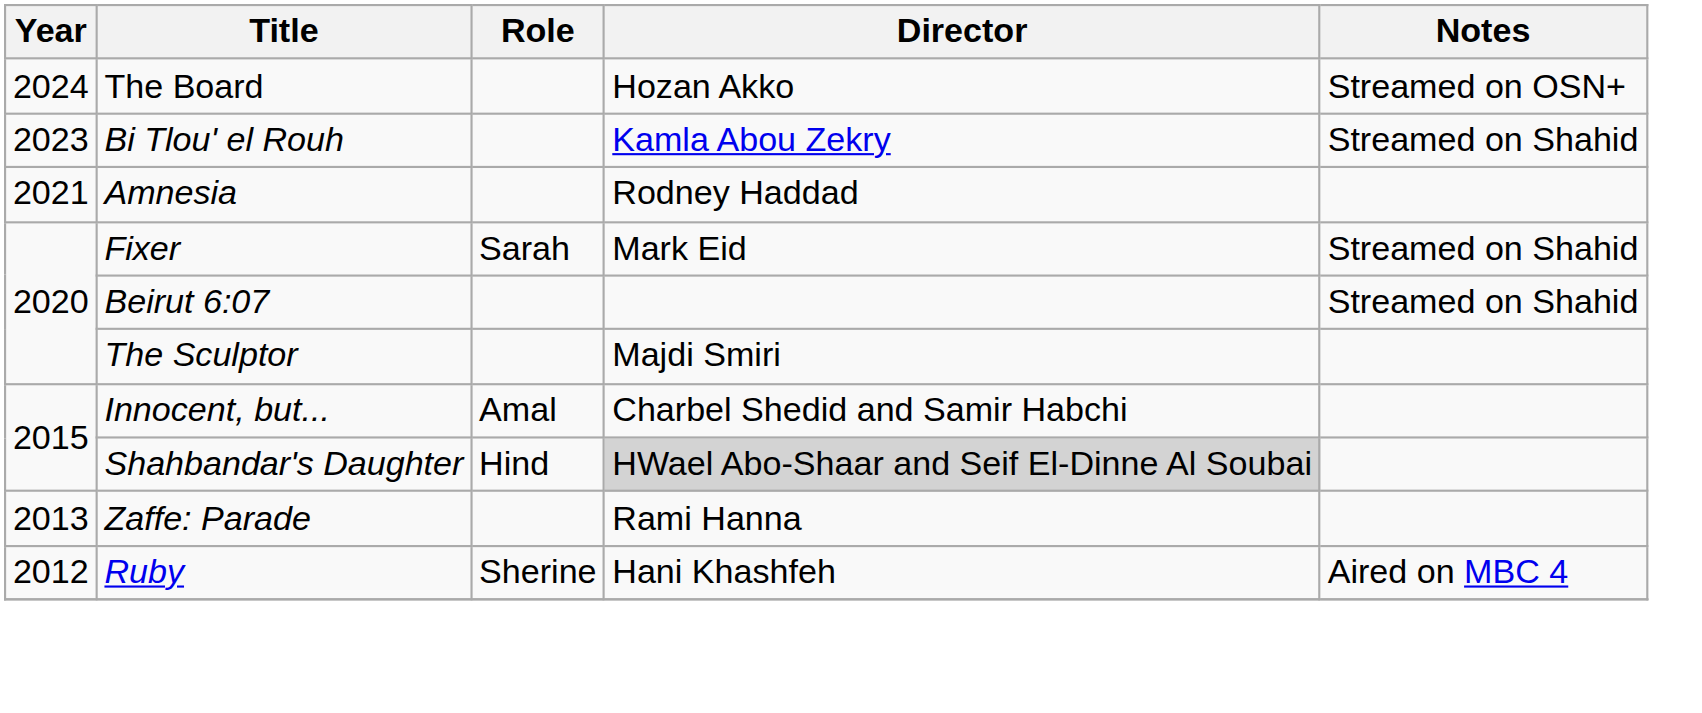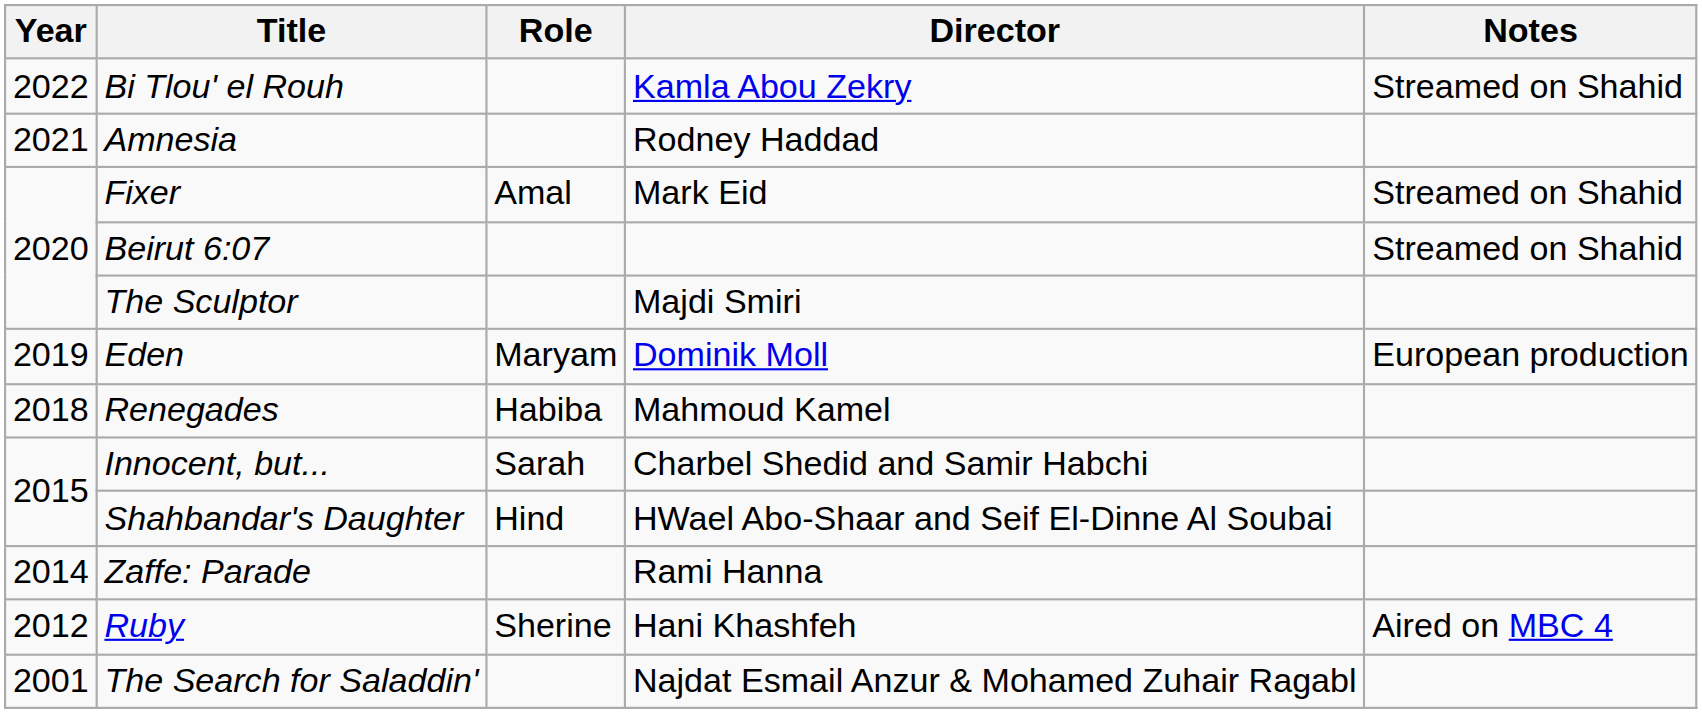- row: (184, 85)
(51, 139) 2023 -> (51, 85) 2022
(525, 247) Sarah -> (533, 193) Amal
+ row: (144, 355)
+ row: (192, 409)
(518, 409) Amal -> (540, 463) Sarah
(962, 463) lightgrey background -> (983, 517) no background
(51, 517) 2013 -> (51, 572) 2014
+ row: (291, 680)
